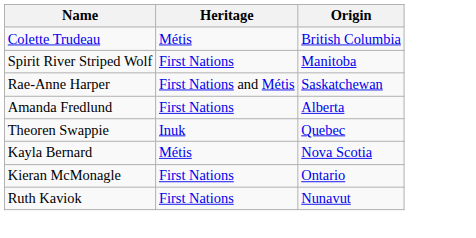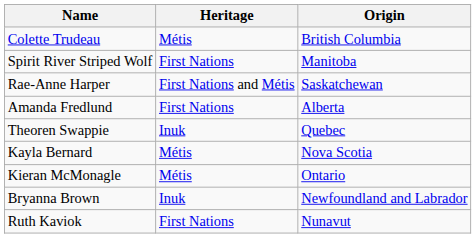(196, 175) First Nations -> (175, 175) Métis
+ row: (54, 198)
